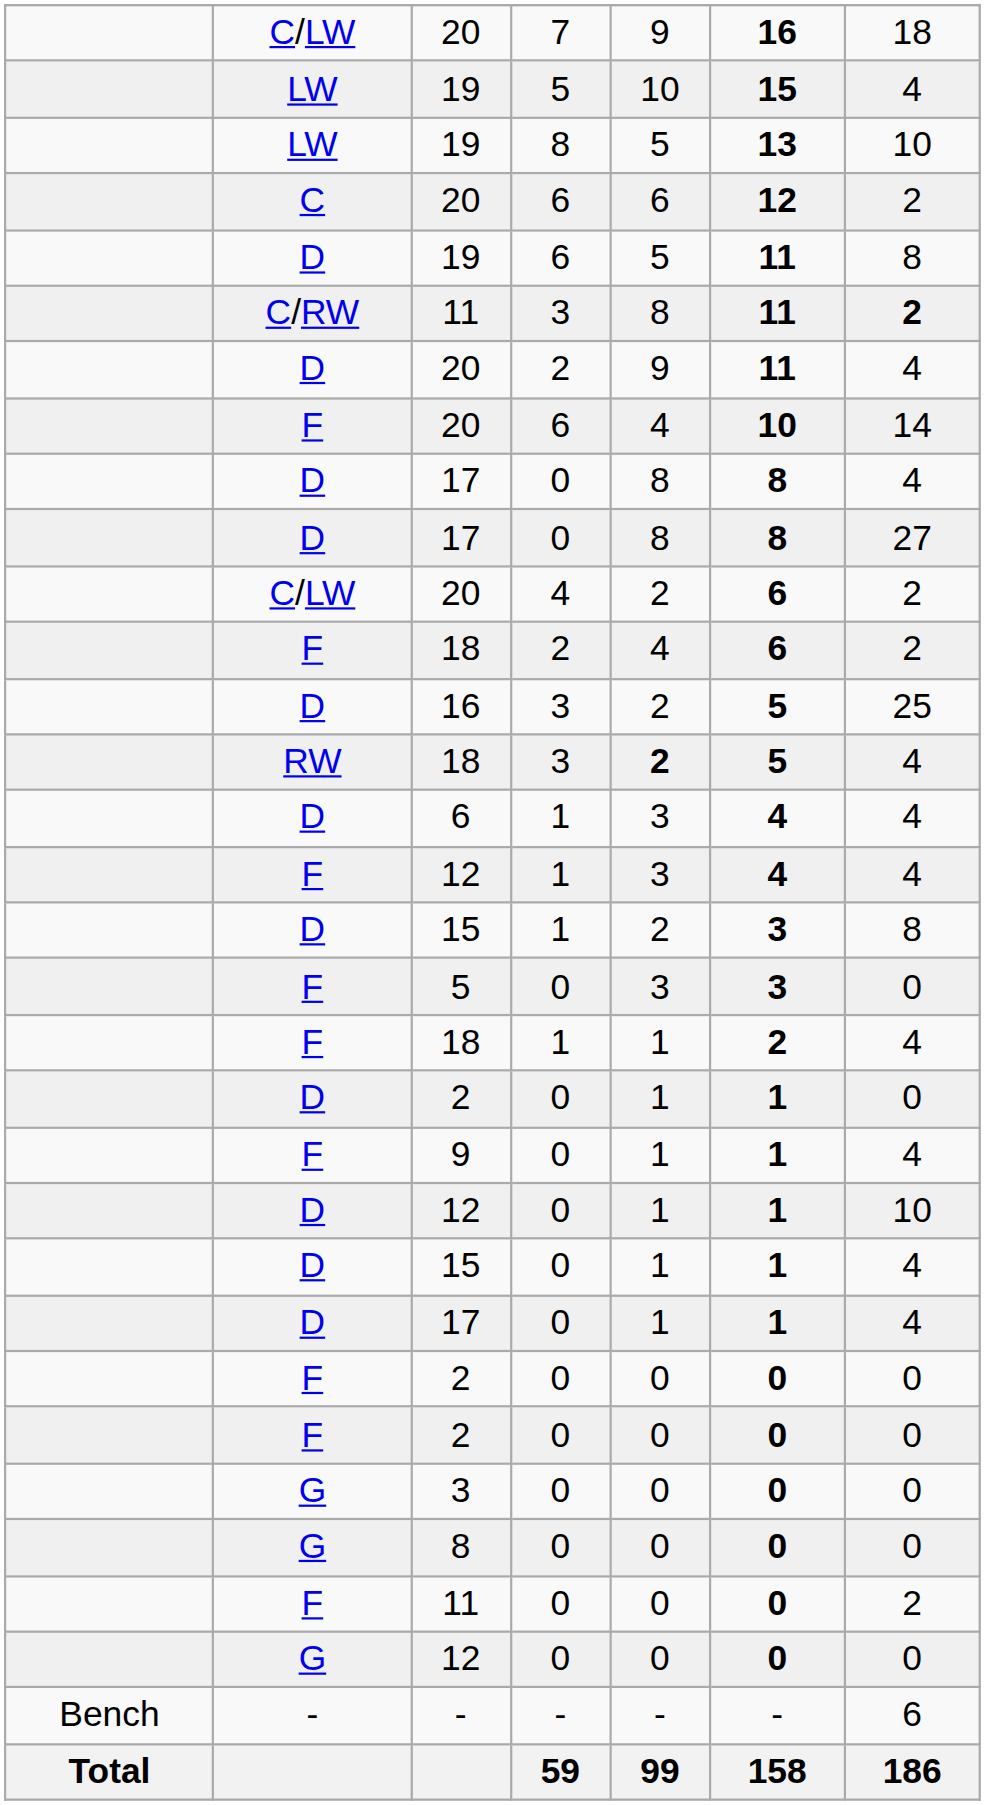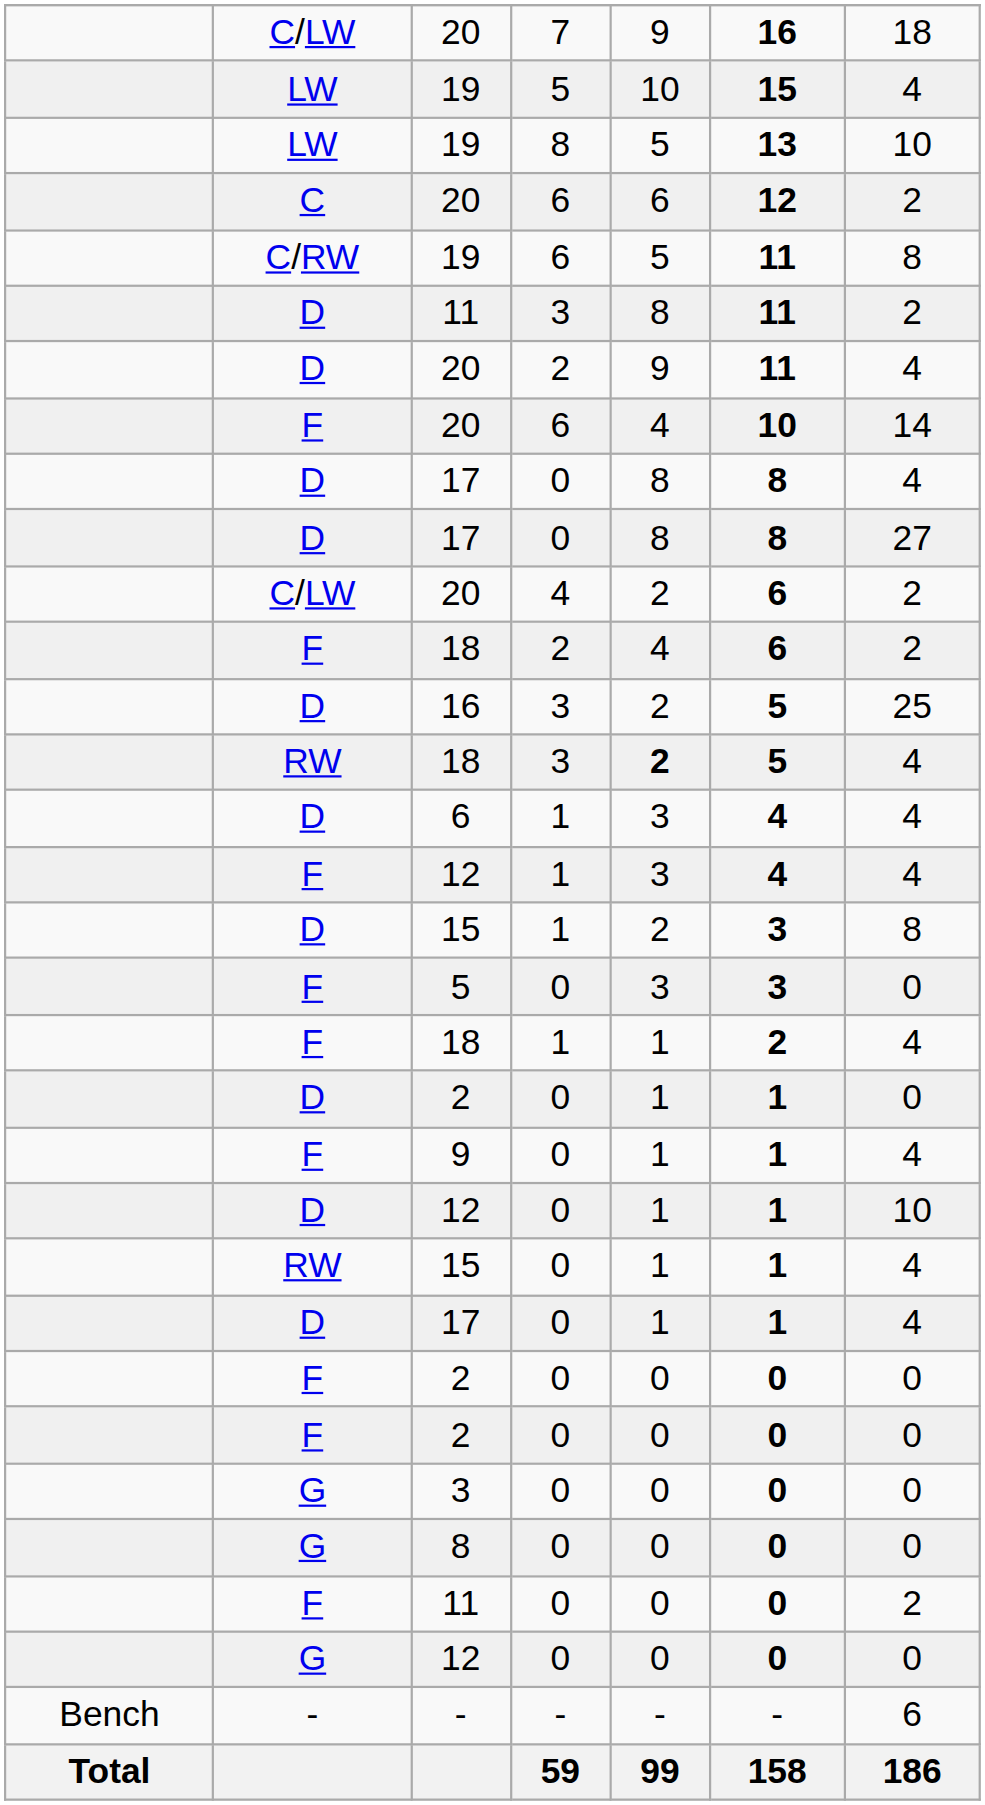(312, 256) D -> (312, 256) C/RW
(312, 312) C/RW -> (312, 312) D
(912, 312) bold -> (912, 312) normal
(312, 1266) D -> (312, 1266) RW
